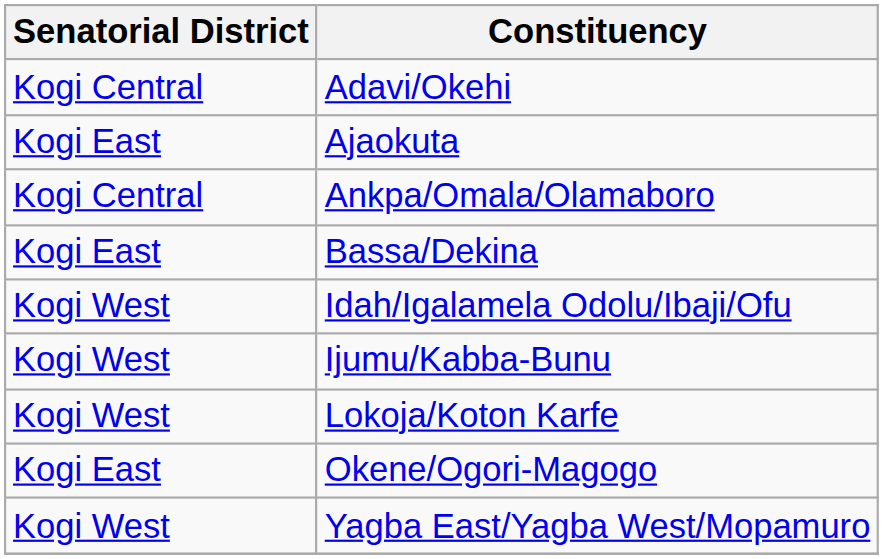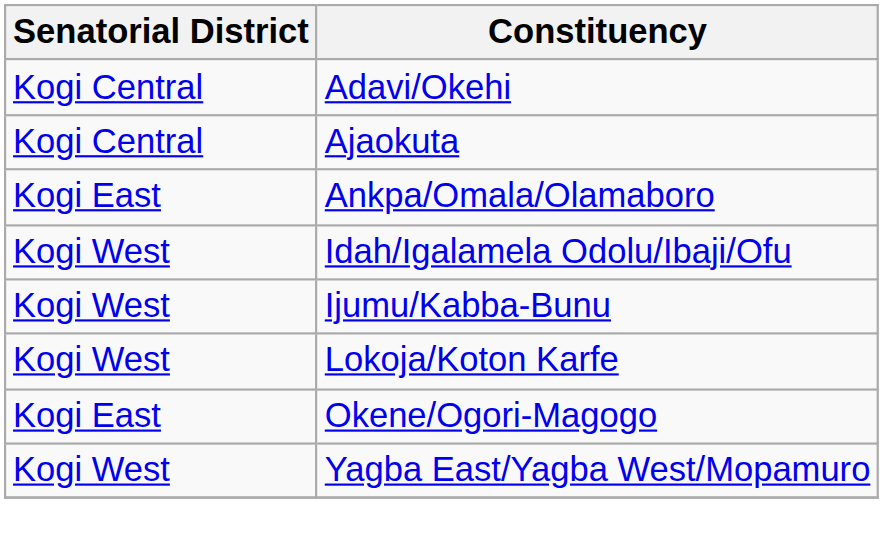(87, 141) Kogi East -> (108, 141) Kogi Central
(108, 196) Kogi Central -> (87, 196) Kogi East
- row: (431, 251)
